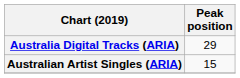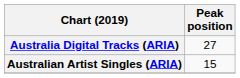(210, 45) 29 -> (210, 45) 27
